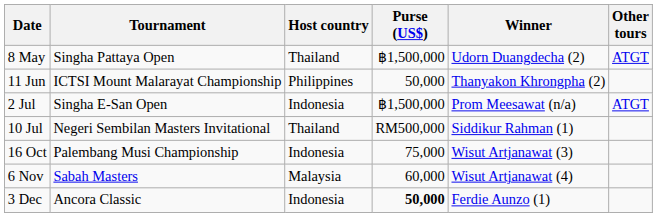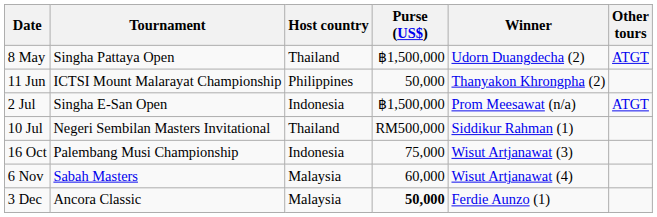(316, 200) Indonesia -> (315, 200) Malaysia
